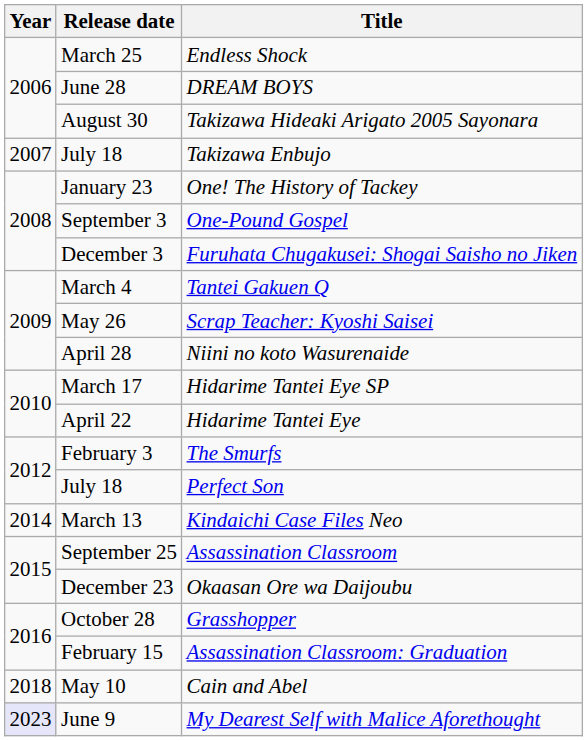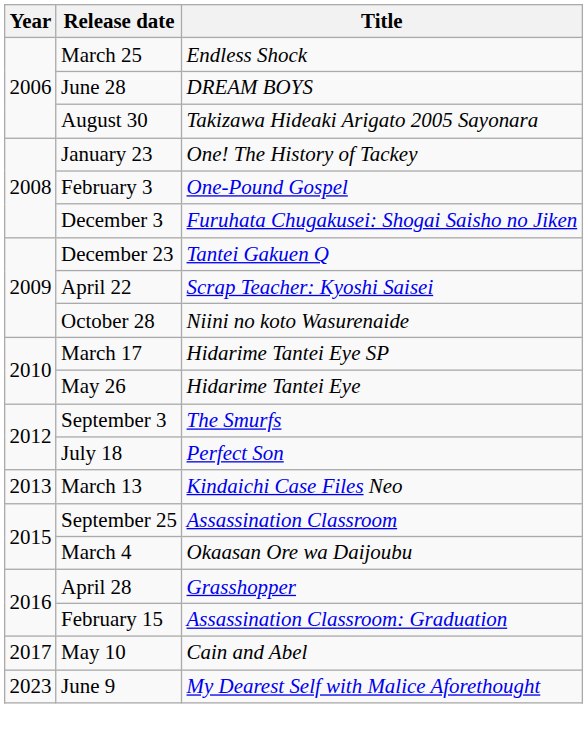- row: (259, 154)
(114, 220) September 3 -> (107, 187) February 3
(96, 287) March 4 -> (117, 253) December 23
(93, 320) May 26 -> (96, 287) April 22
(96, 353) April 28 -> (108, 320) October 28
(96, 420) April 22 -> (93, 386) May 26
(107, 453) February 3 -> (114, 420) September 3
(30, 519) 2014 -> (30, 486) 2013
(117, 586) December 23 -> (96, 552) March 4
(108, 619) October 28 -> (96, 586) April 28
(30, 685) 2018 -> (30, 652) 2017
(30, 719) lavender background -> (30, 685) no background
